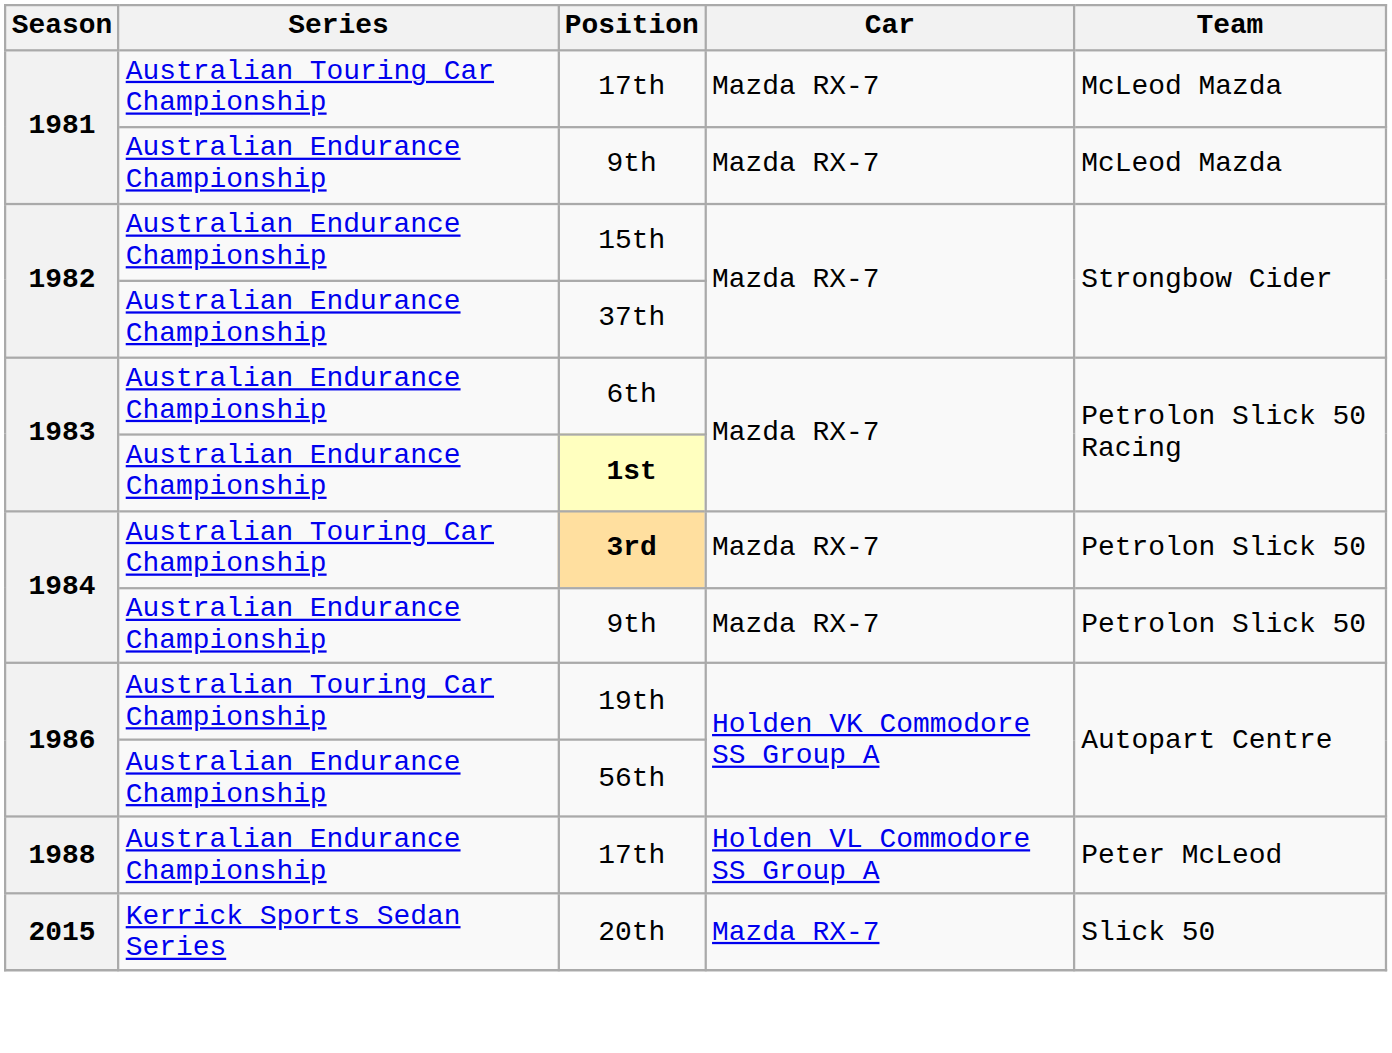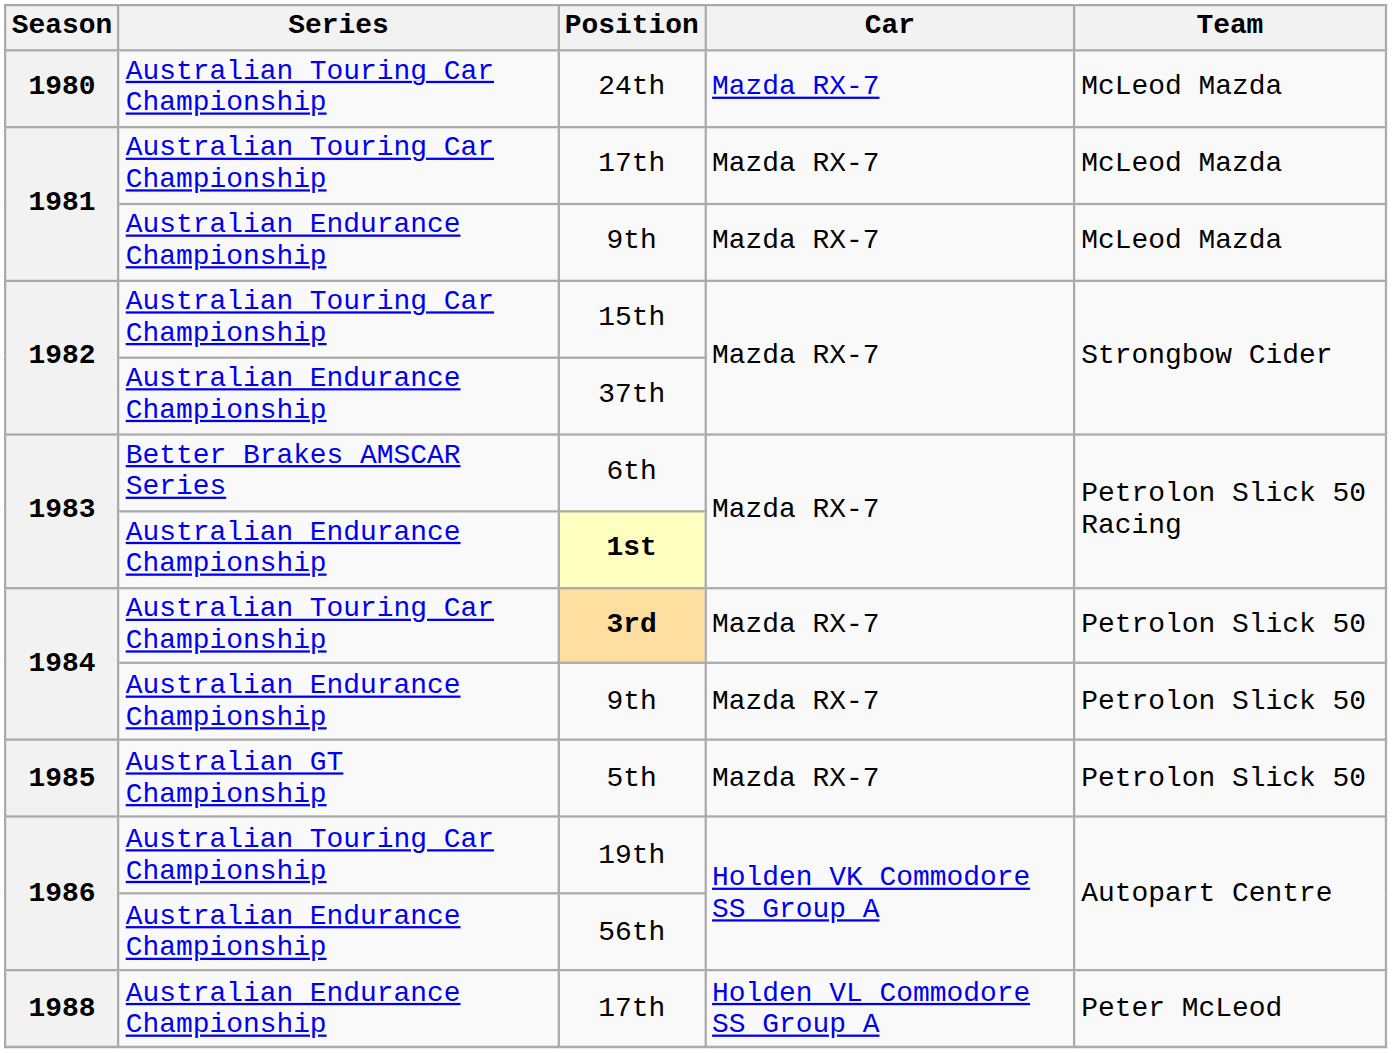+ row: (62, 89)
(293, 242) Australian Endurance Championship -> (310, 319) Australian Touring Car Championship
(293, 396) Australian Endurance Championship -> (293, 472) Better Brakes AMSCAR Series
+ row: (62, 779)
- row: (62, 933)
